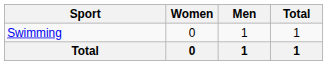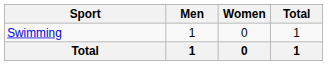columns swapped: (244, 14) <-> (192, 14)
